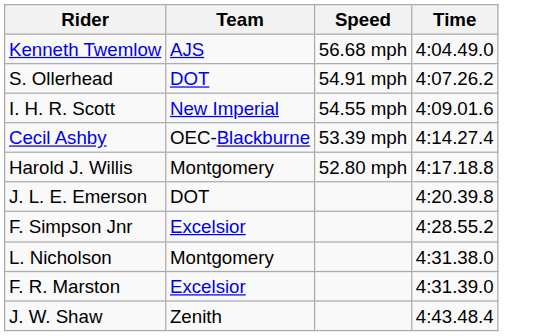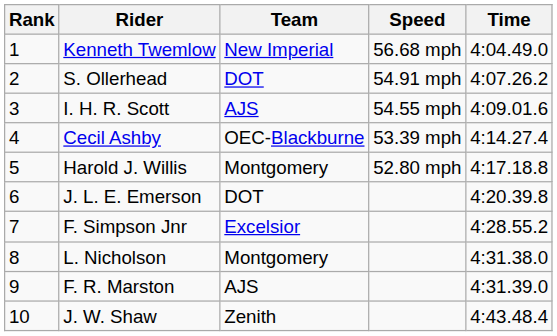+ column: (32, 20)
(187, 49) AJS -> (279, 49) New Imperial
(224, 108) New Imperial -> (241, 108) AJS
(208, 286) Excelsior -> (241, 286) AJS
